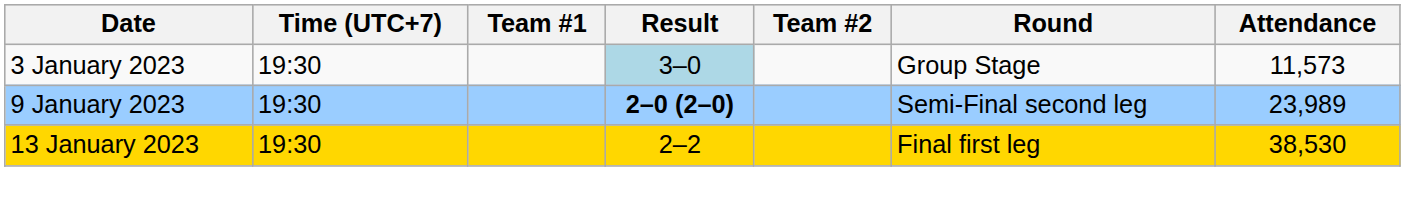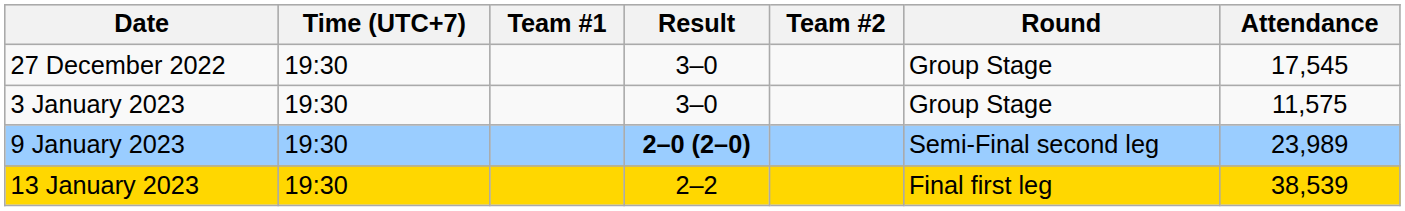+ row: (118, 64)
(680, 64) lightblue background -> (697, 104) no background
(1308, 64) 11,573 -> (1310, 104) 11,575
(1308, 144) 38,530 -> (1310, 184) 38,539
